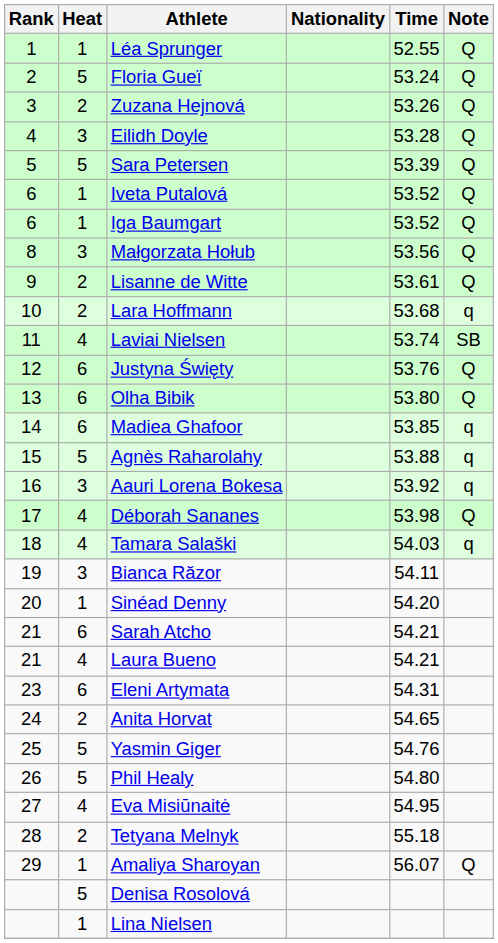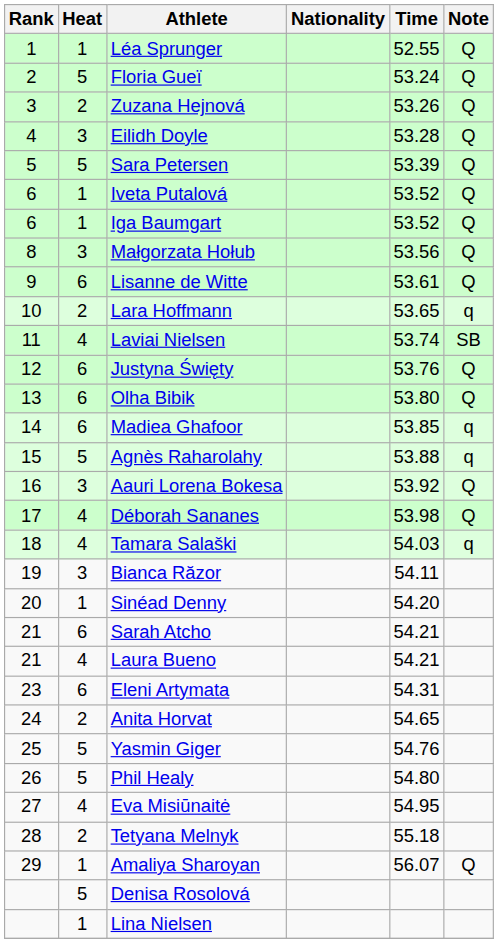(82, 281) 2 -> (82, 281) 6
(417, 310) 53.68 -> (417, 310) 53.65
(469, 485) q -> (469, 485) Q
